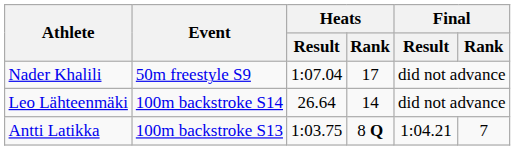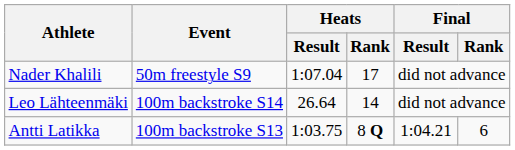(484, 131) 7 -> (484, 131) 6
